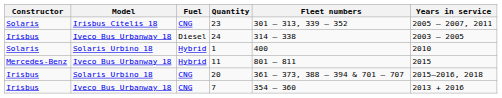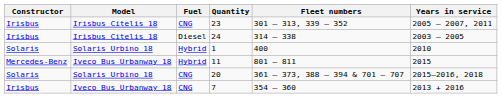(23, 23) Solaris -> (23, 23) Irisbus
(122, 36) Iveco Bus Urbanway 18 -> (115, 36) Irisbus Citelis 18
(23, 74) Irisbus -> (23, 74) Solaris
